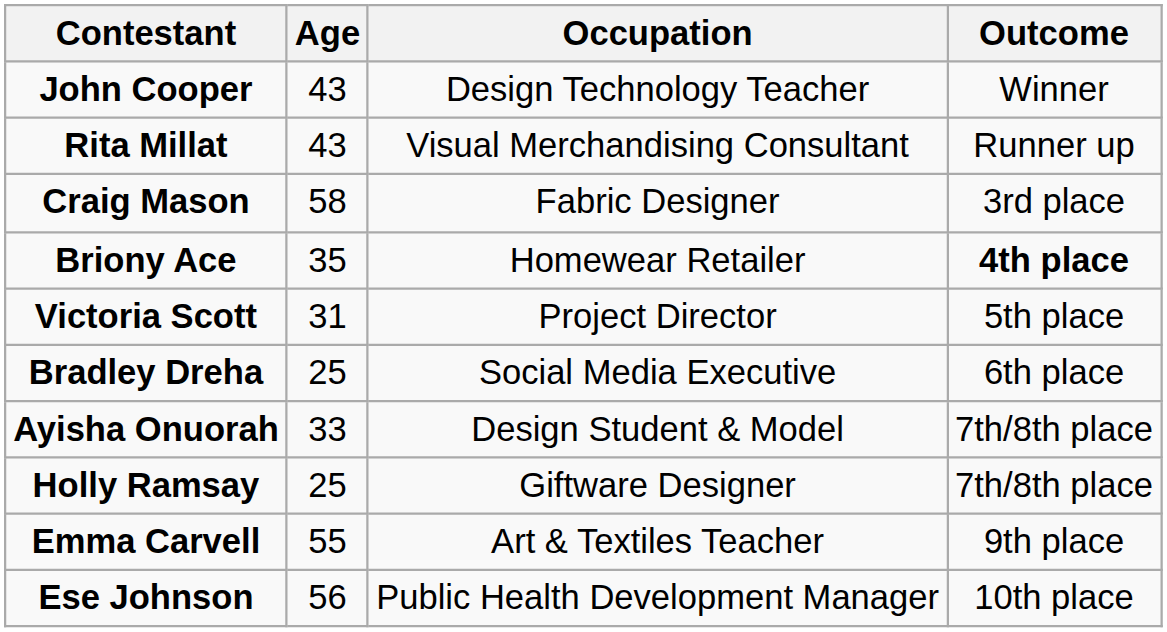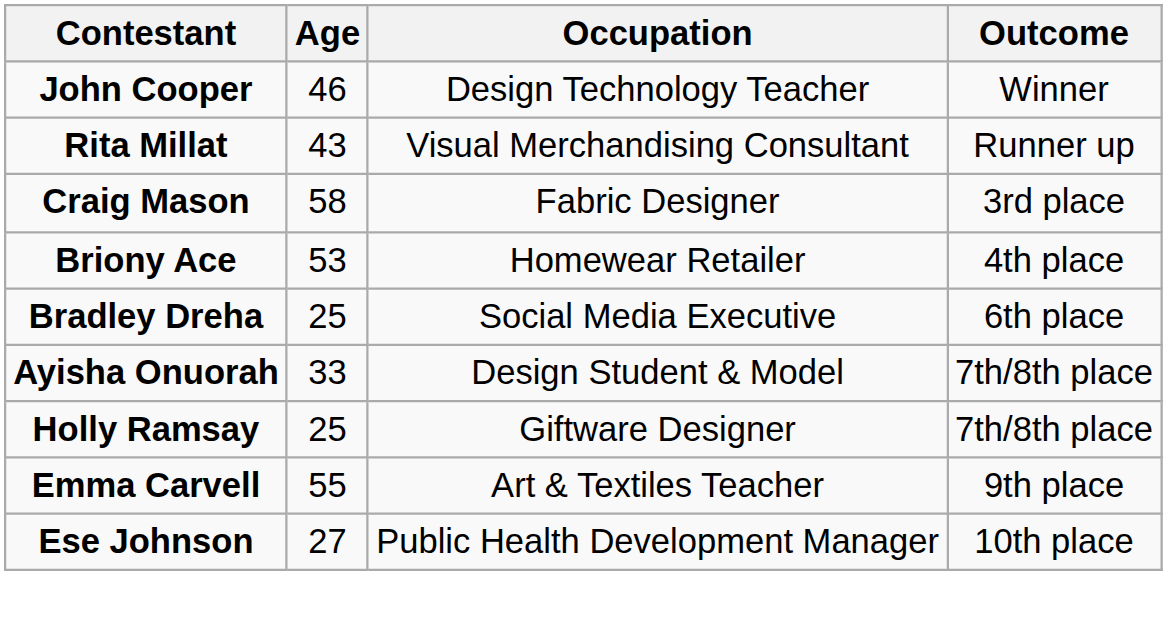(327, 89) 43 -> (327, 89) 46
(327, 259) 35 -> (327, 259) 53
(1054, 259) bold -> (1054, 259) normal
- row: (146, 315)
(327, 598) 56 -> (327, 541) 27
